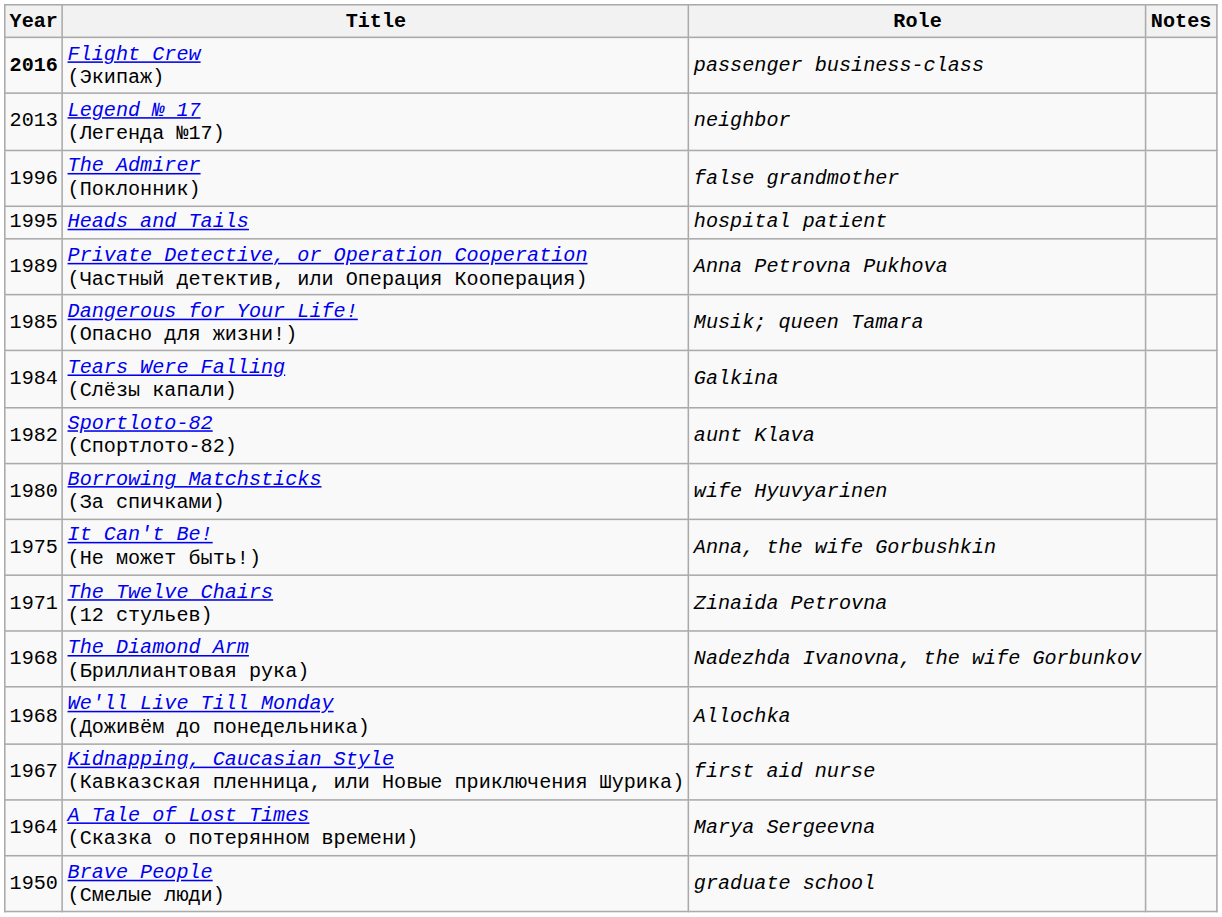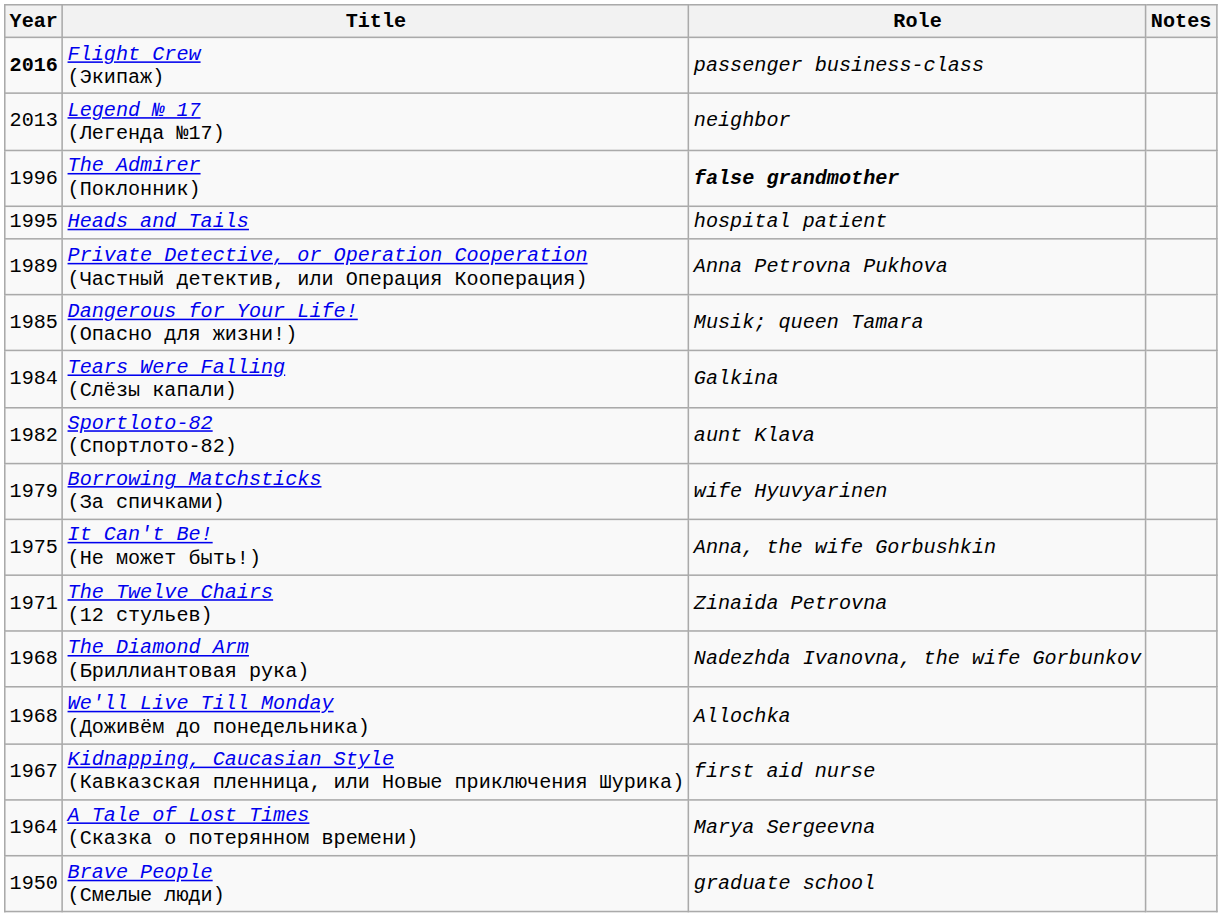(797, 178) normal -> (797, 178) bold
(34, 491) 1980 -> (34, 491) 1979
